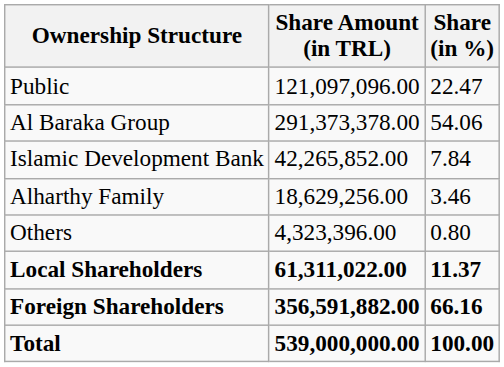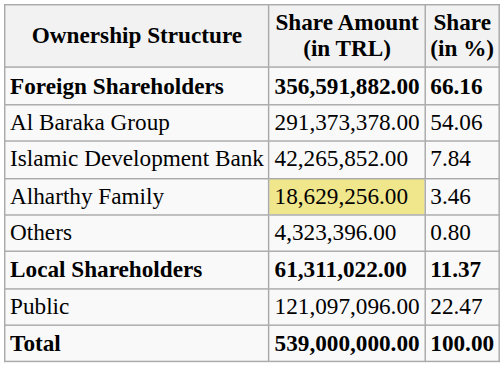rows swapped: (117, 306) <-> (40, 85)
(341, 196) no background -> (341, 196) khaki background
